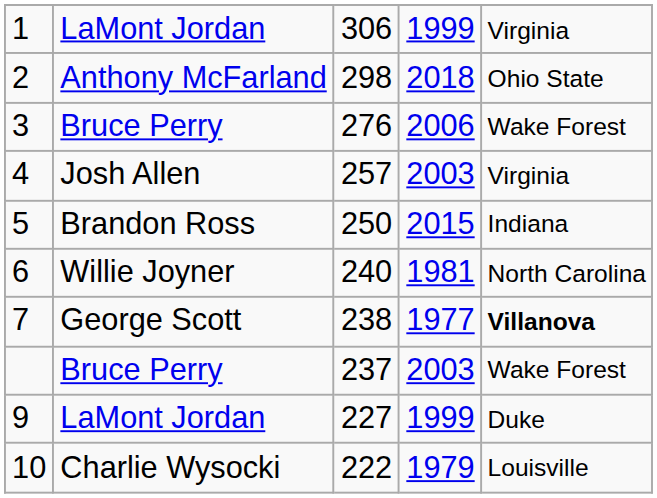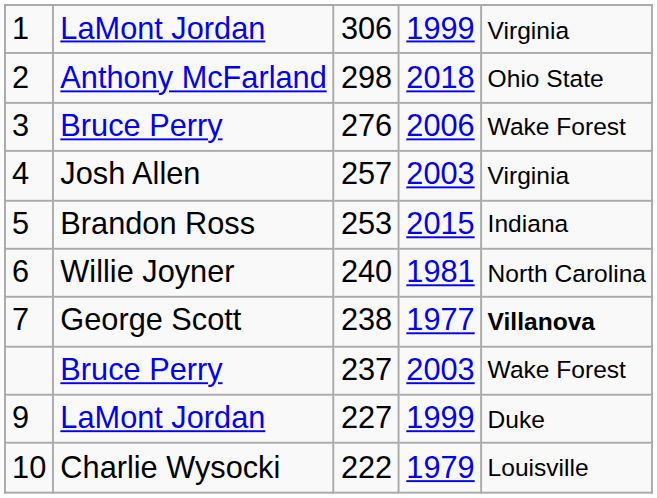(367, 223) 250 -> (367, 223) 253
